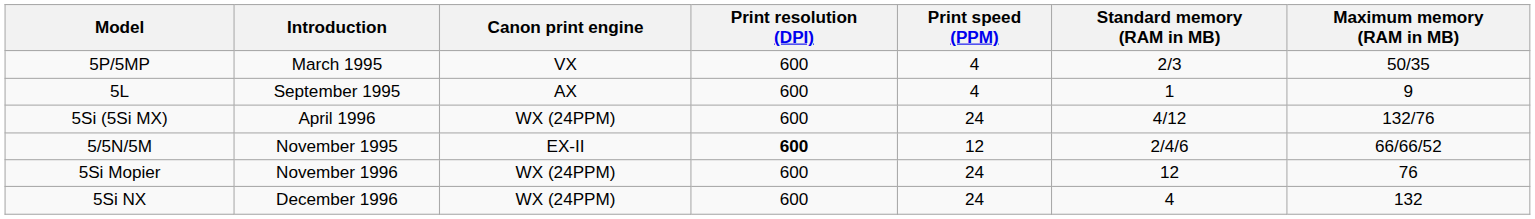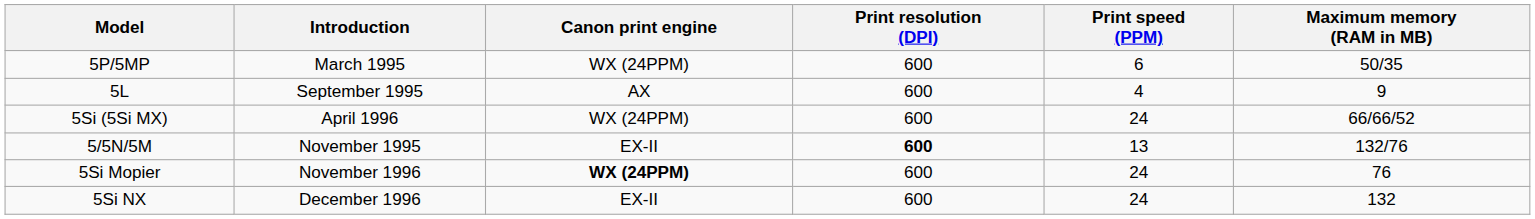- column: (1170, 27)
(566, 64) VX -> (639, 64) WX (24PPM)
(974, 64) 4 -> (1139, 64) 6
(1408, 118) 132/76 -> (1381, 118) 66/66/52
(974, 145) 12 -> (1139, 145) 13
(1408, 145) 66/66/52 -> (1381, 145) 132/76
(566, 173) normal -> (639, 173) bold
(566, 200) WX (24PPM) -> (639, 200) EX-II
